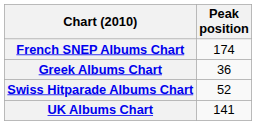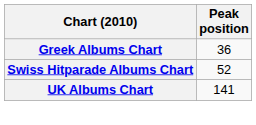- row: (100, 49)
